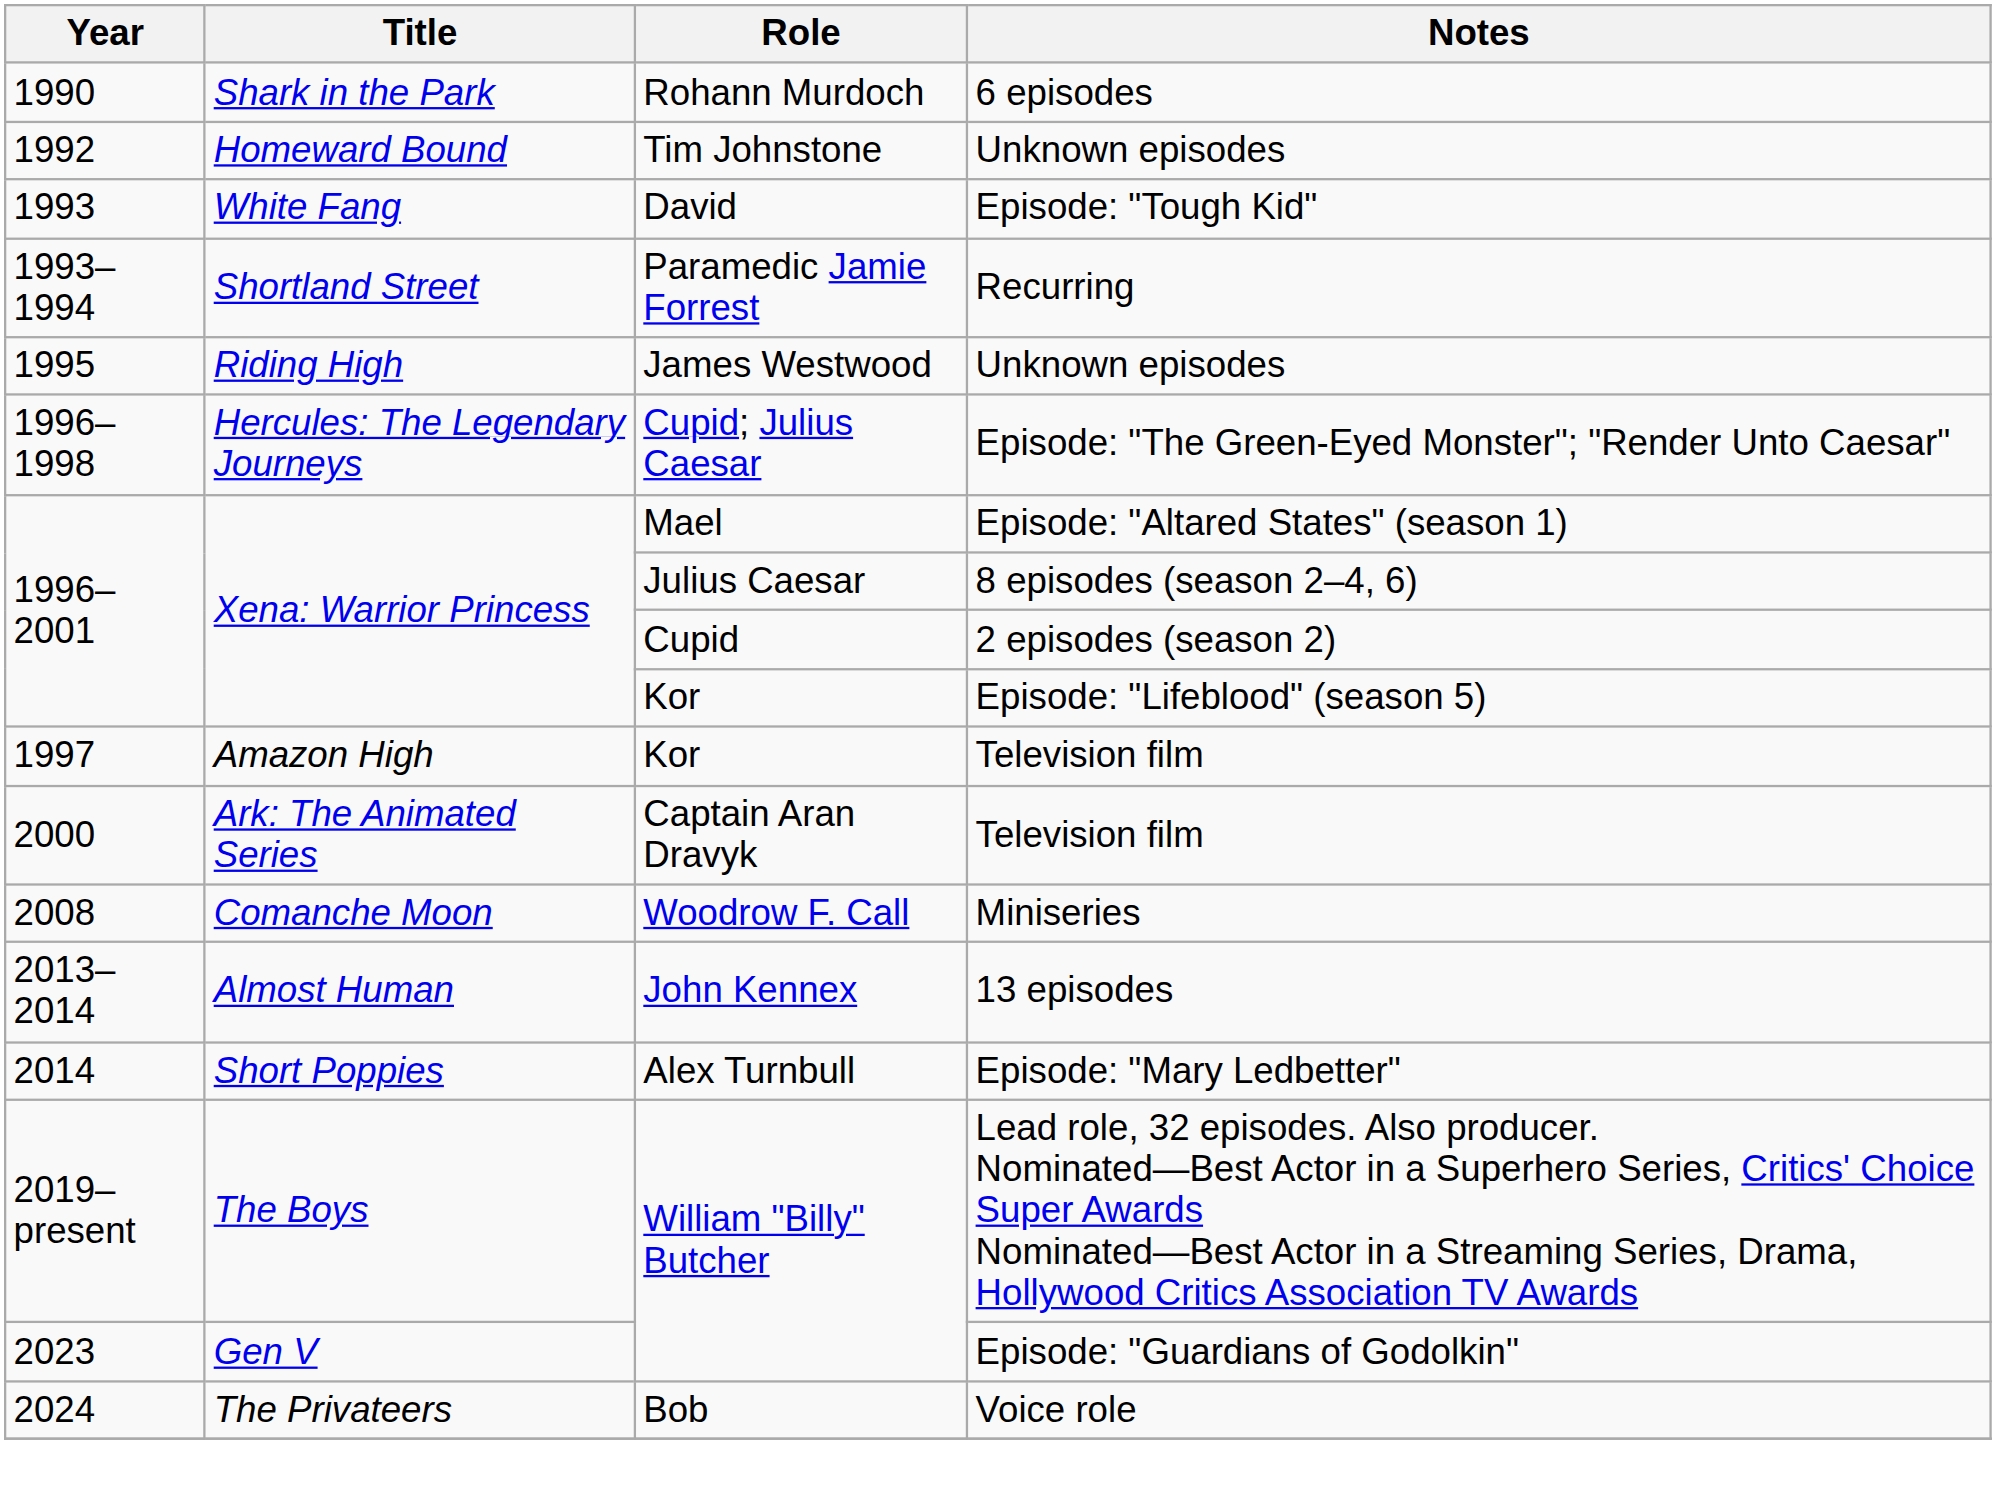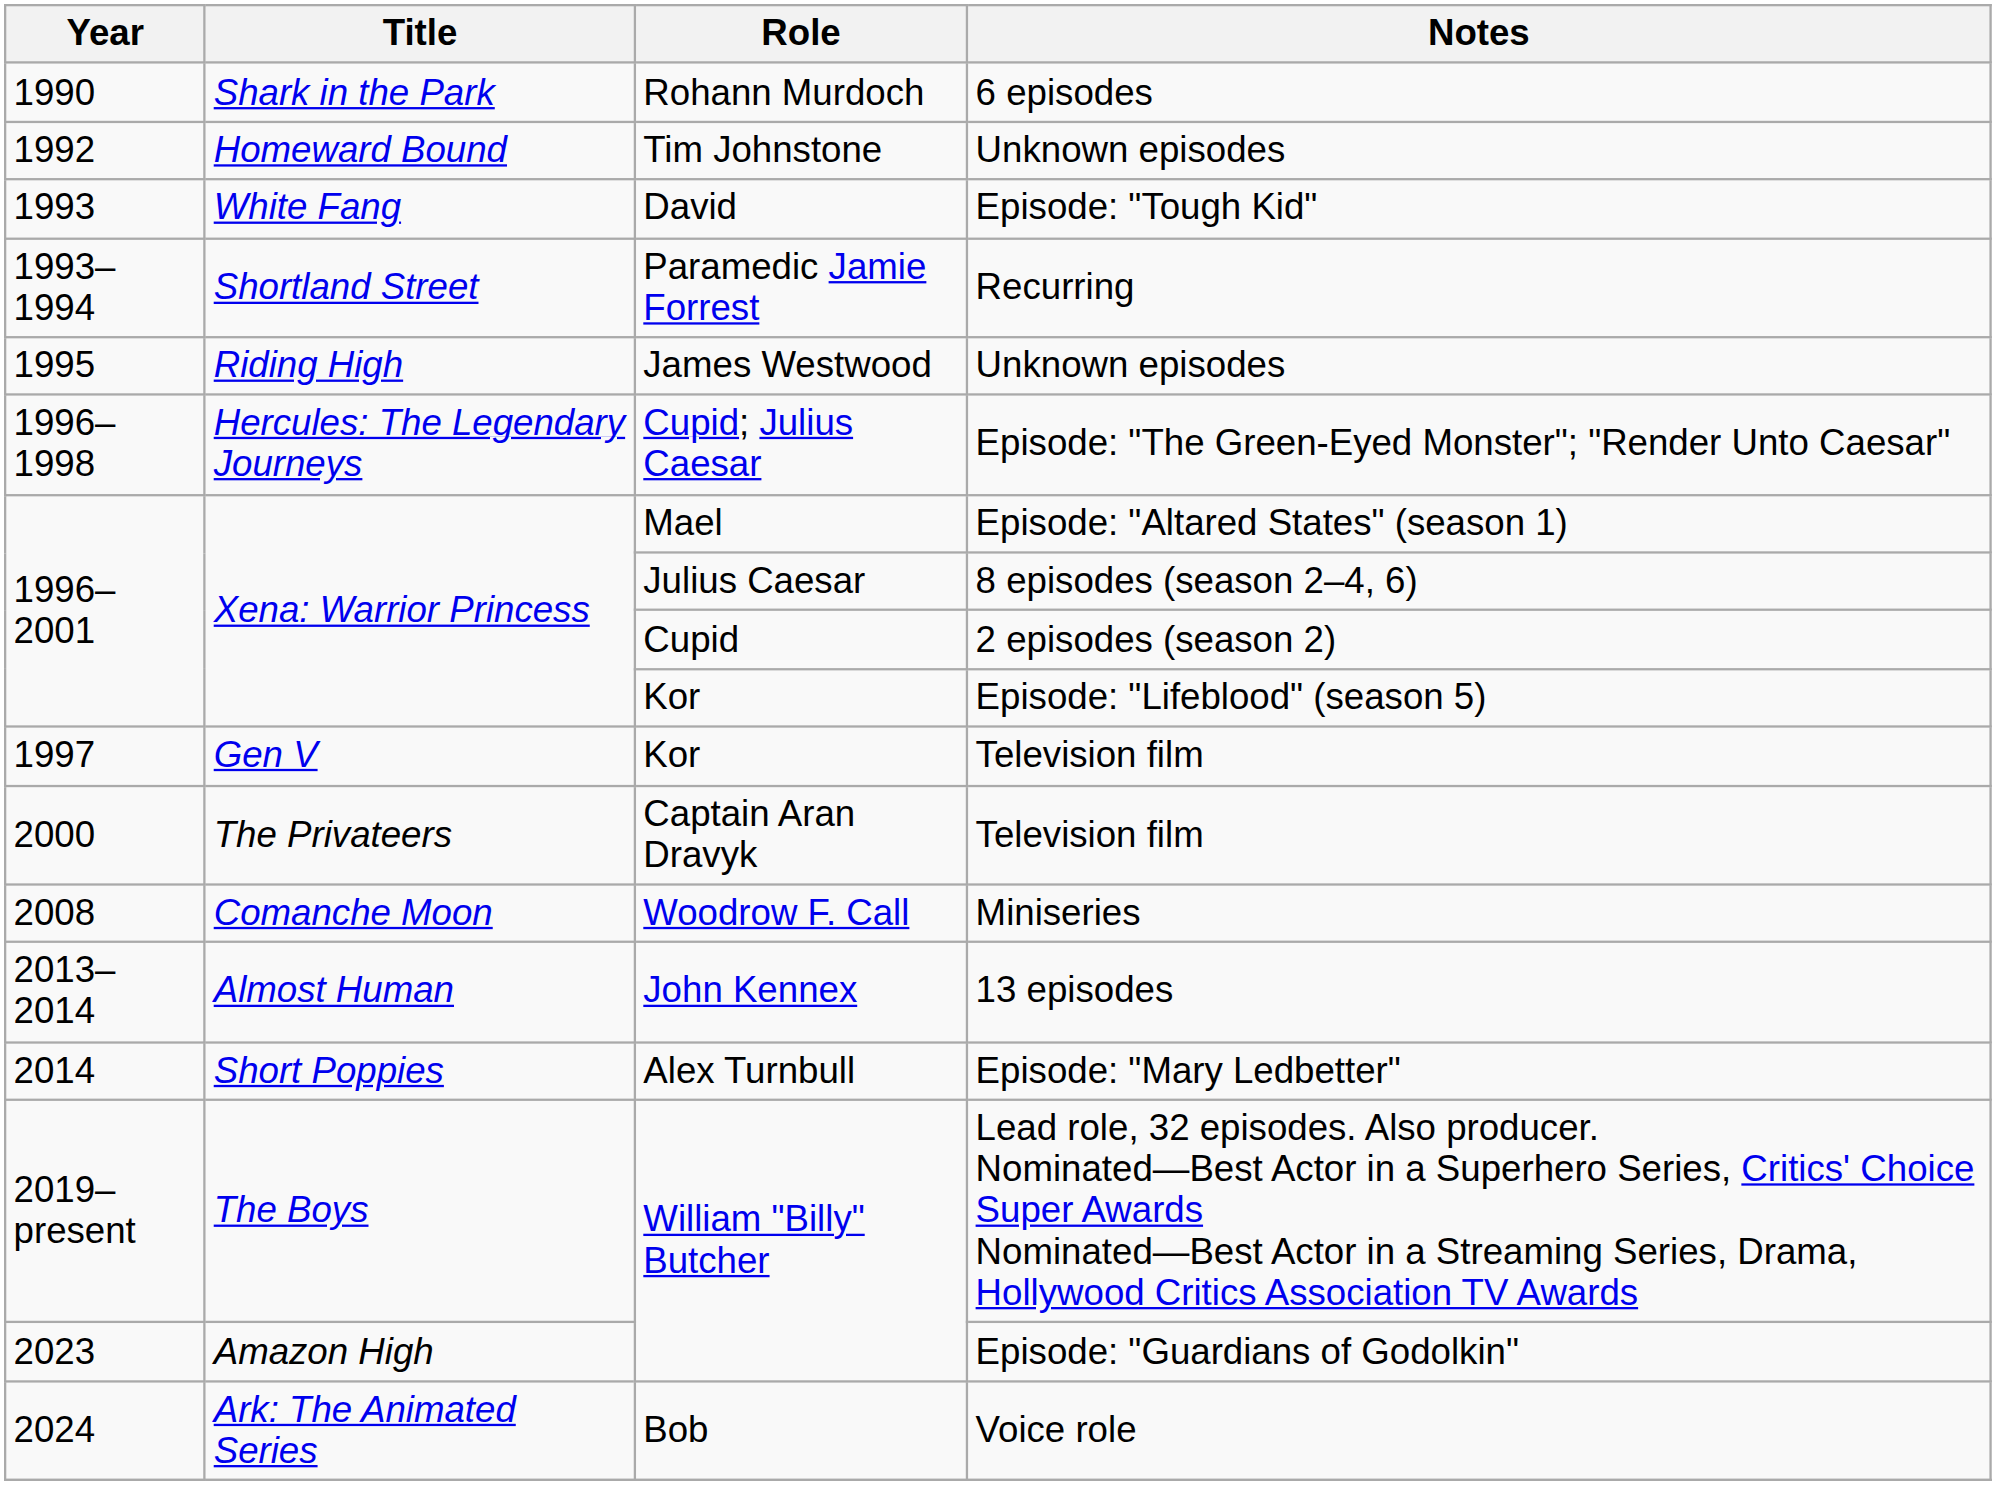(324, 755) Amazon High -> (266, 755) Gen V
(365, 833) Ark: The Animated Series -> (333, 833) The Privateers
(266, 1351) Gen V -> (324, 1351) Amazon High
(333, 1409) The Privateers -> (365, 1429) Ark: The Animated Series
